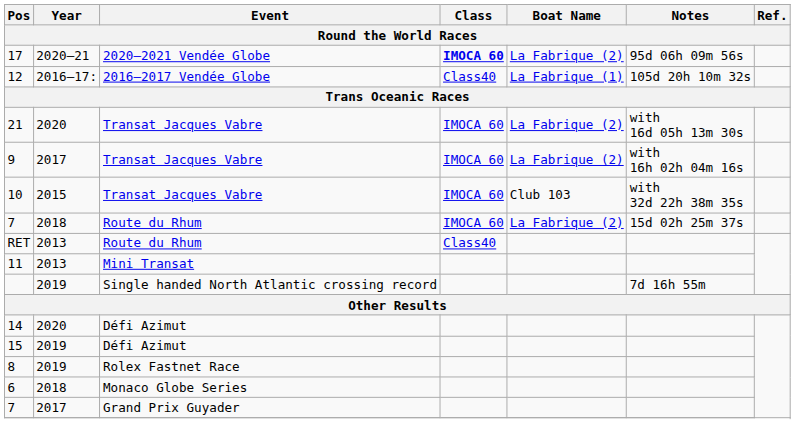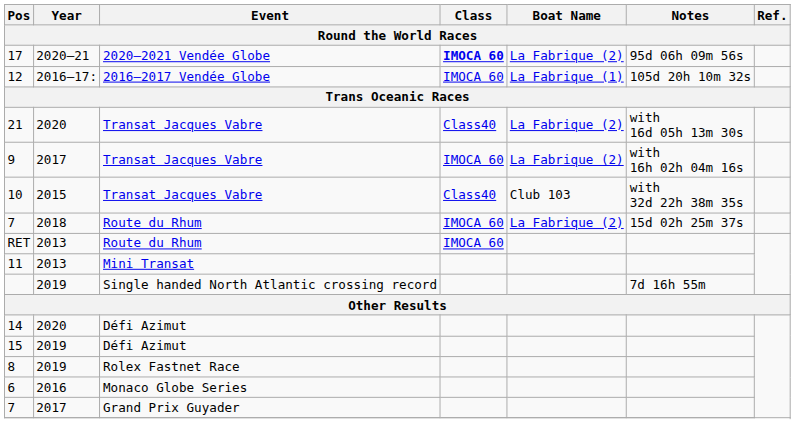(470, 76) Class40 -> (473, 76) IMOCA 60
(473, 125) IMOCA 60 -> (470, 125) Class40
(473, 195) IMOCA 60 -> (470, 195) Class40
(470, 243) Class40 -> (473, 243) IMOCA 60
(51, 387) 2018 -> (51, 387) 2016
